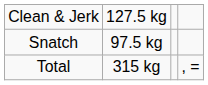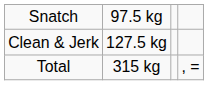rows swapped: (53, 42) <-> (53, 17)
